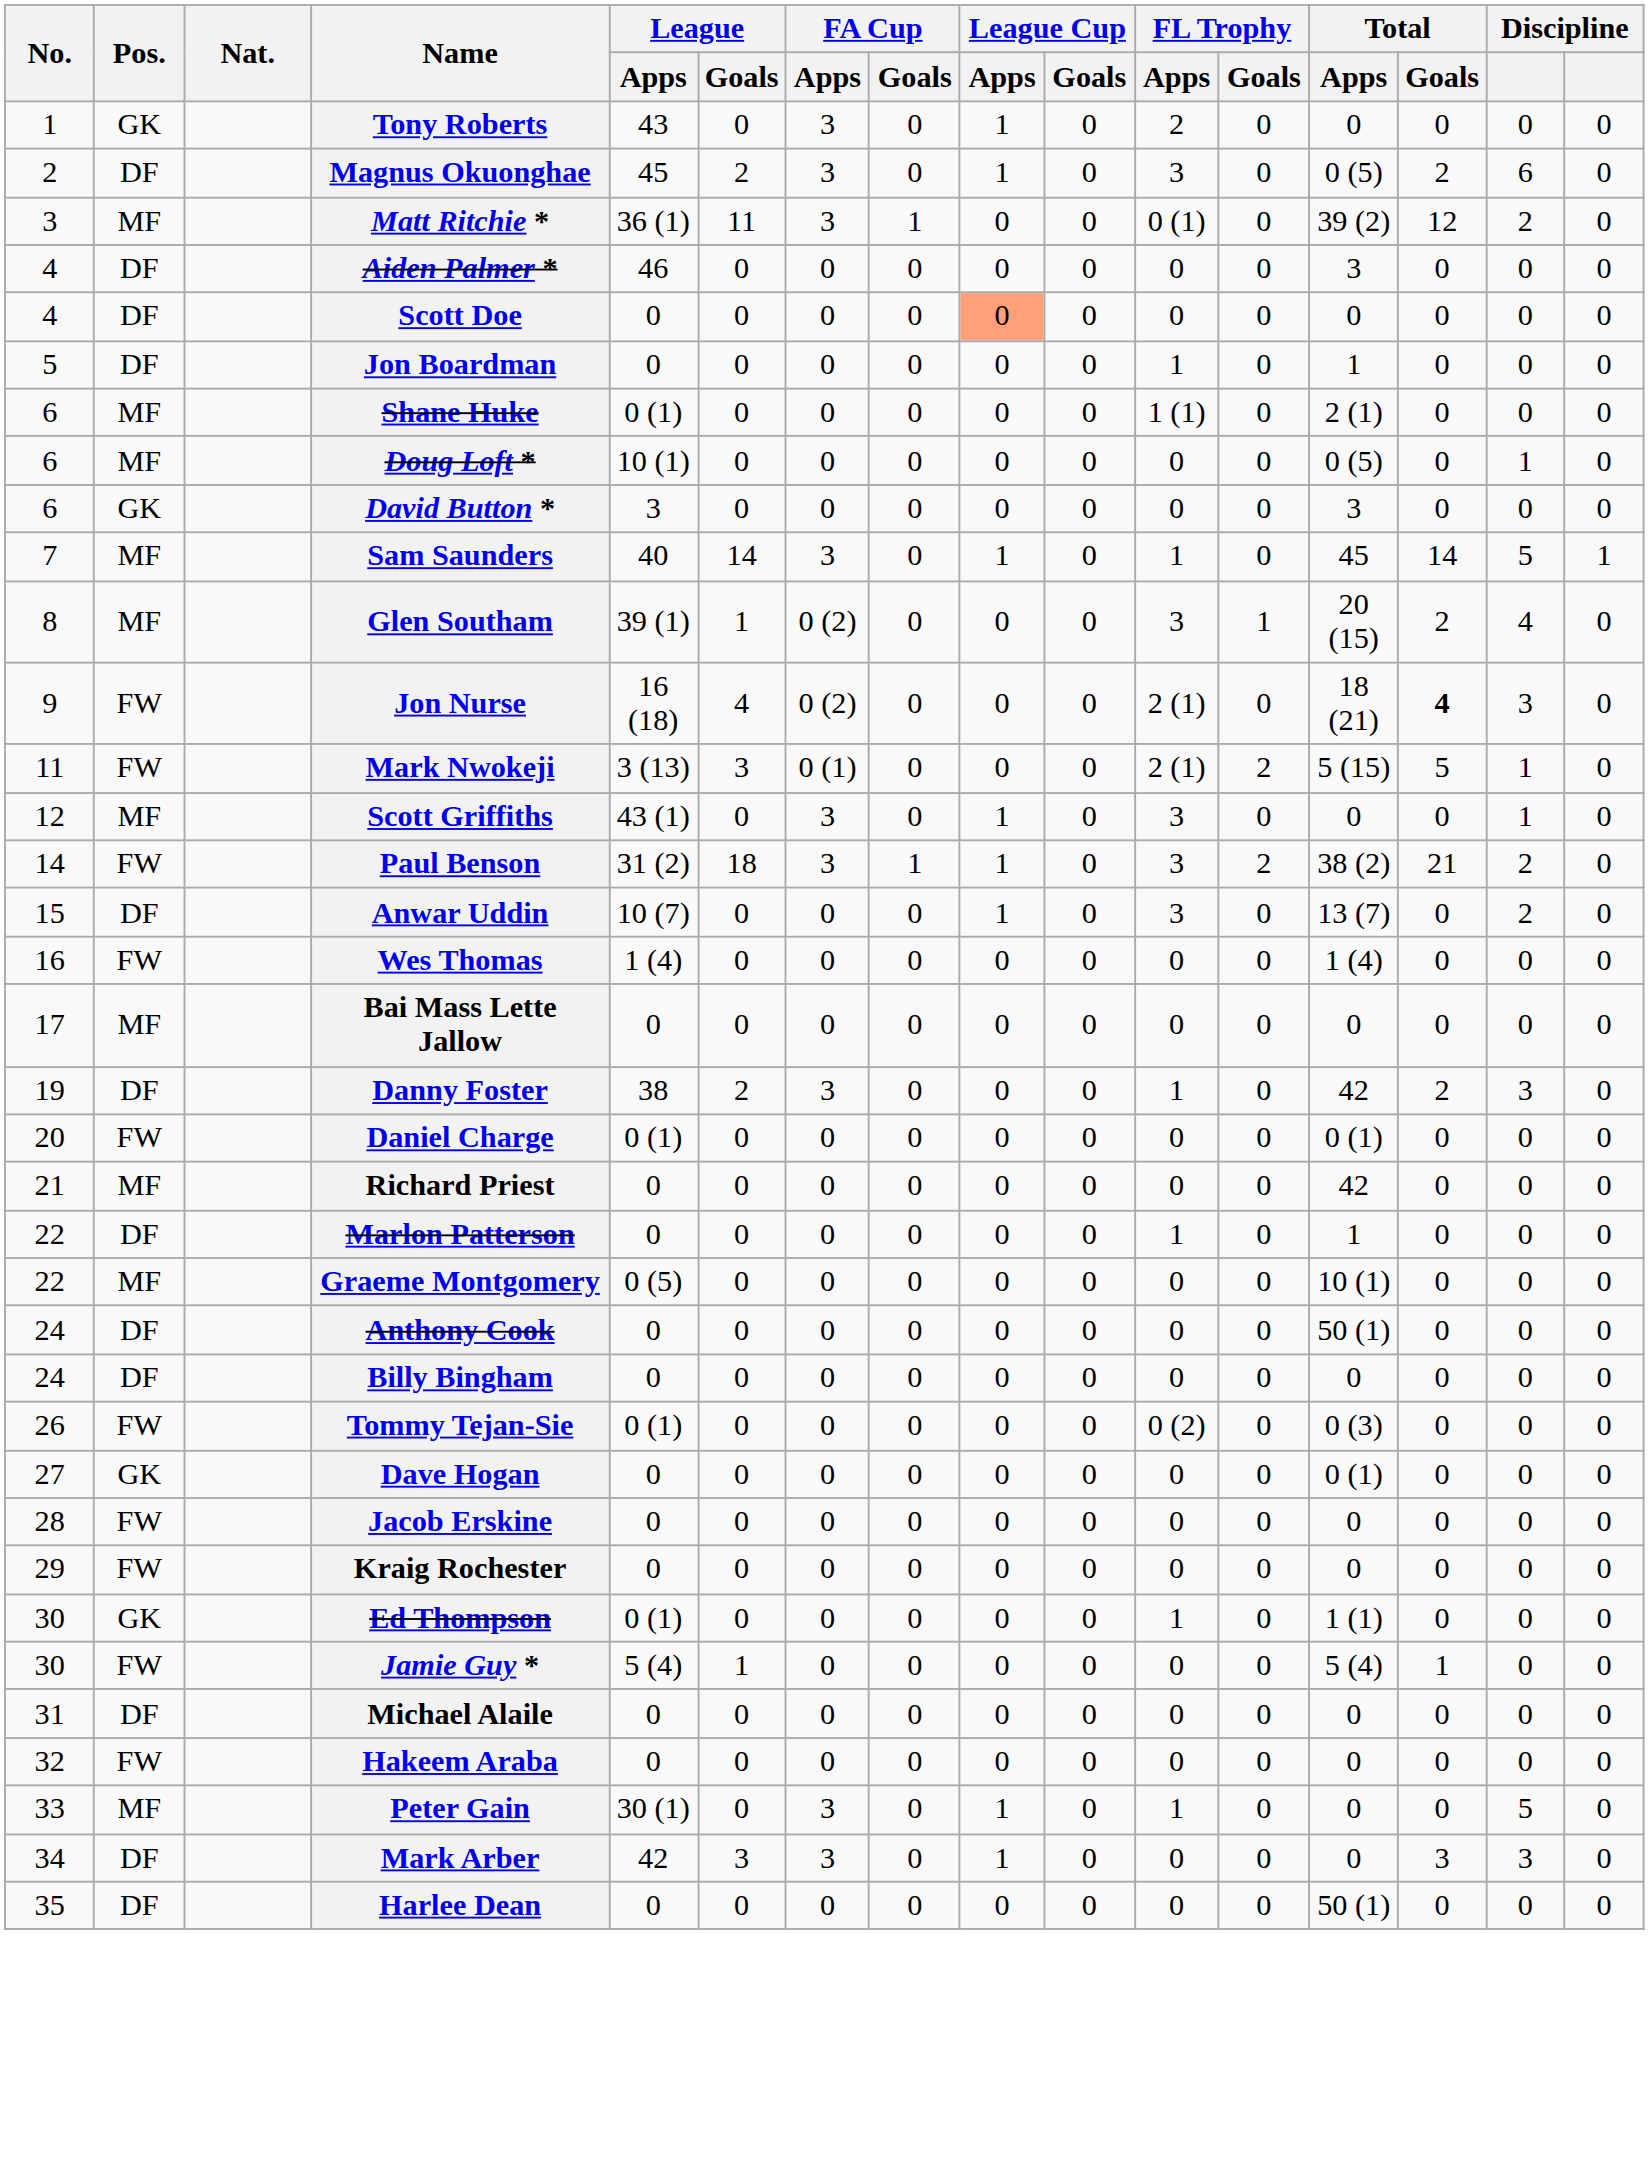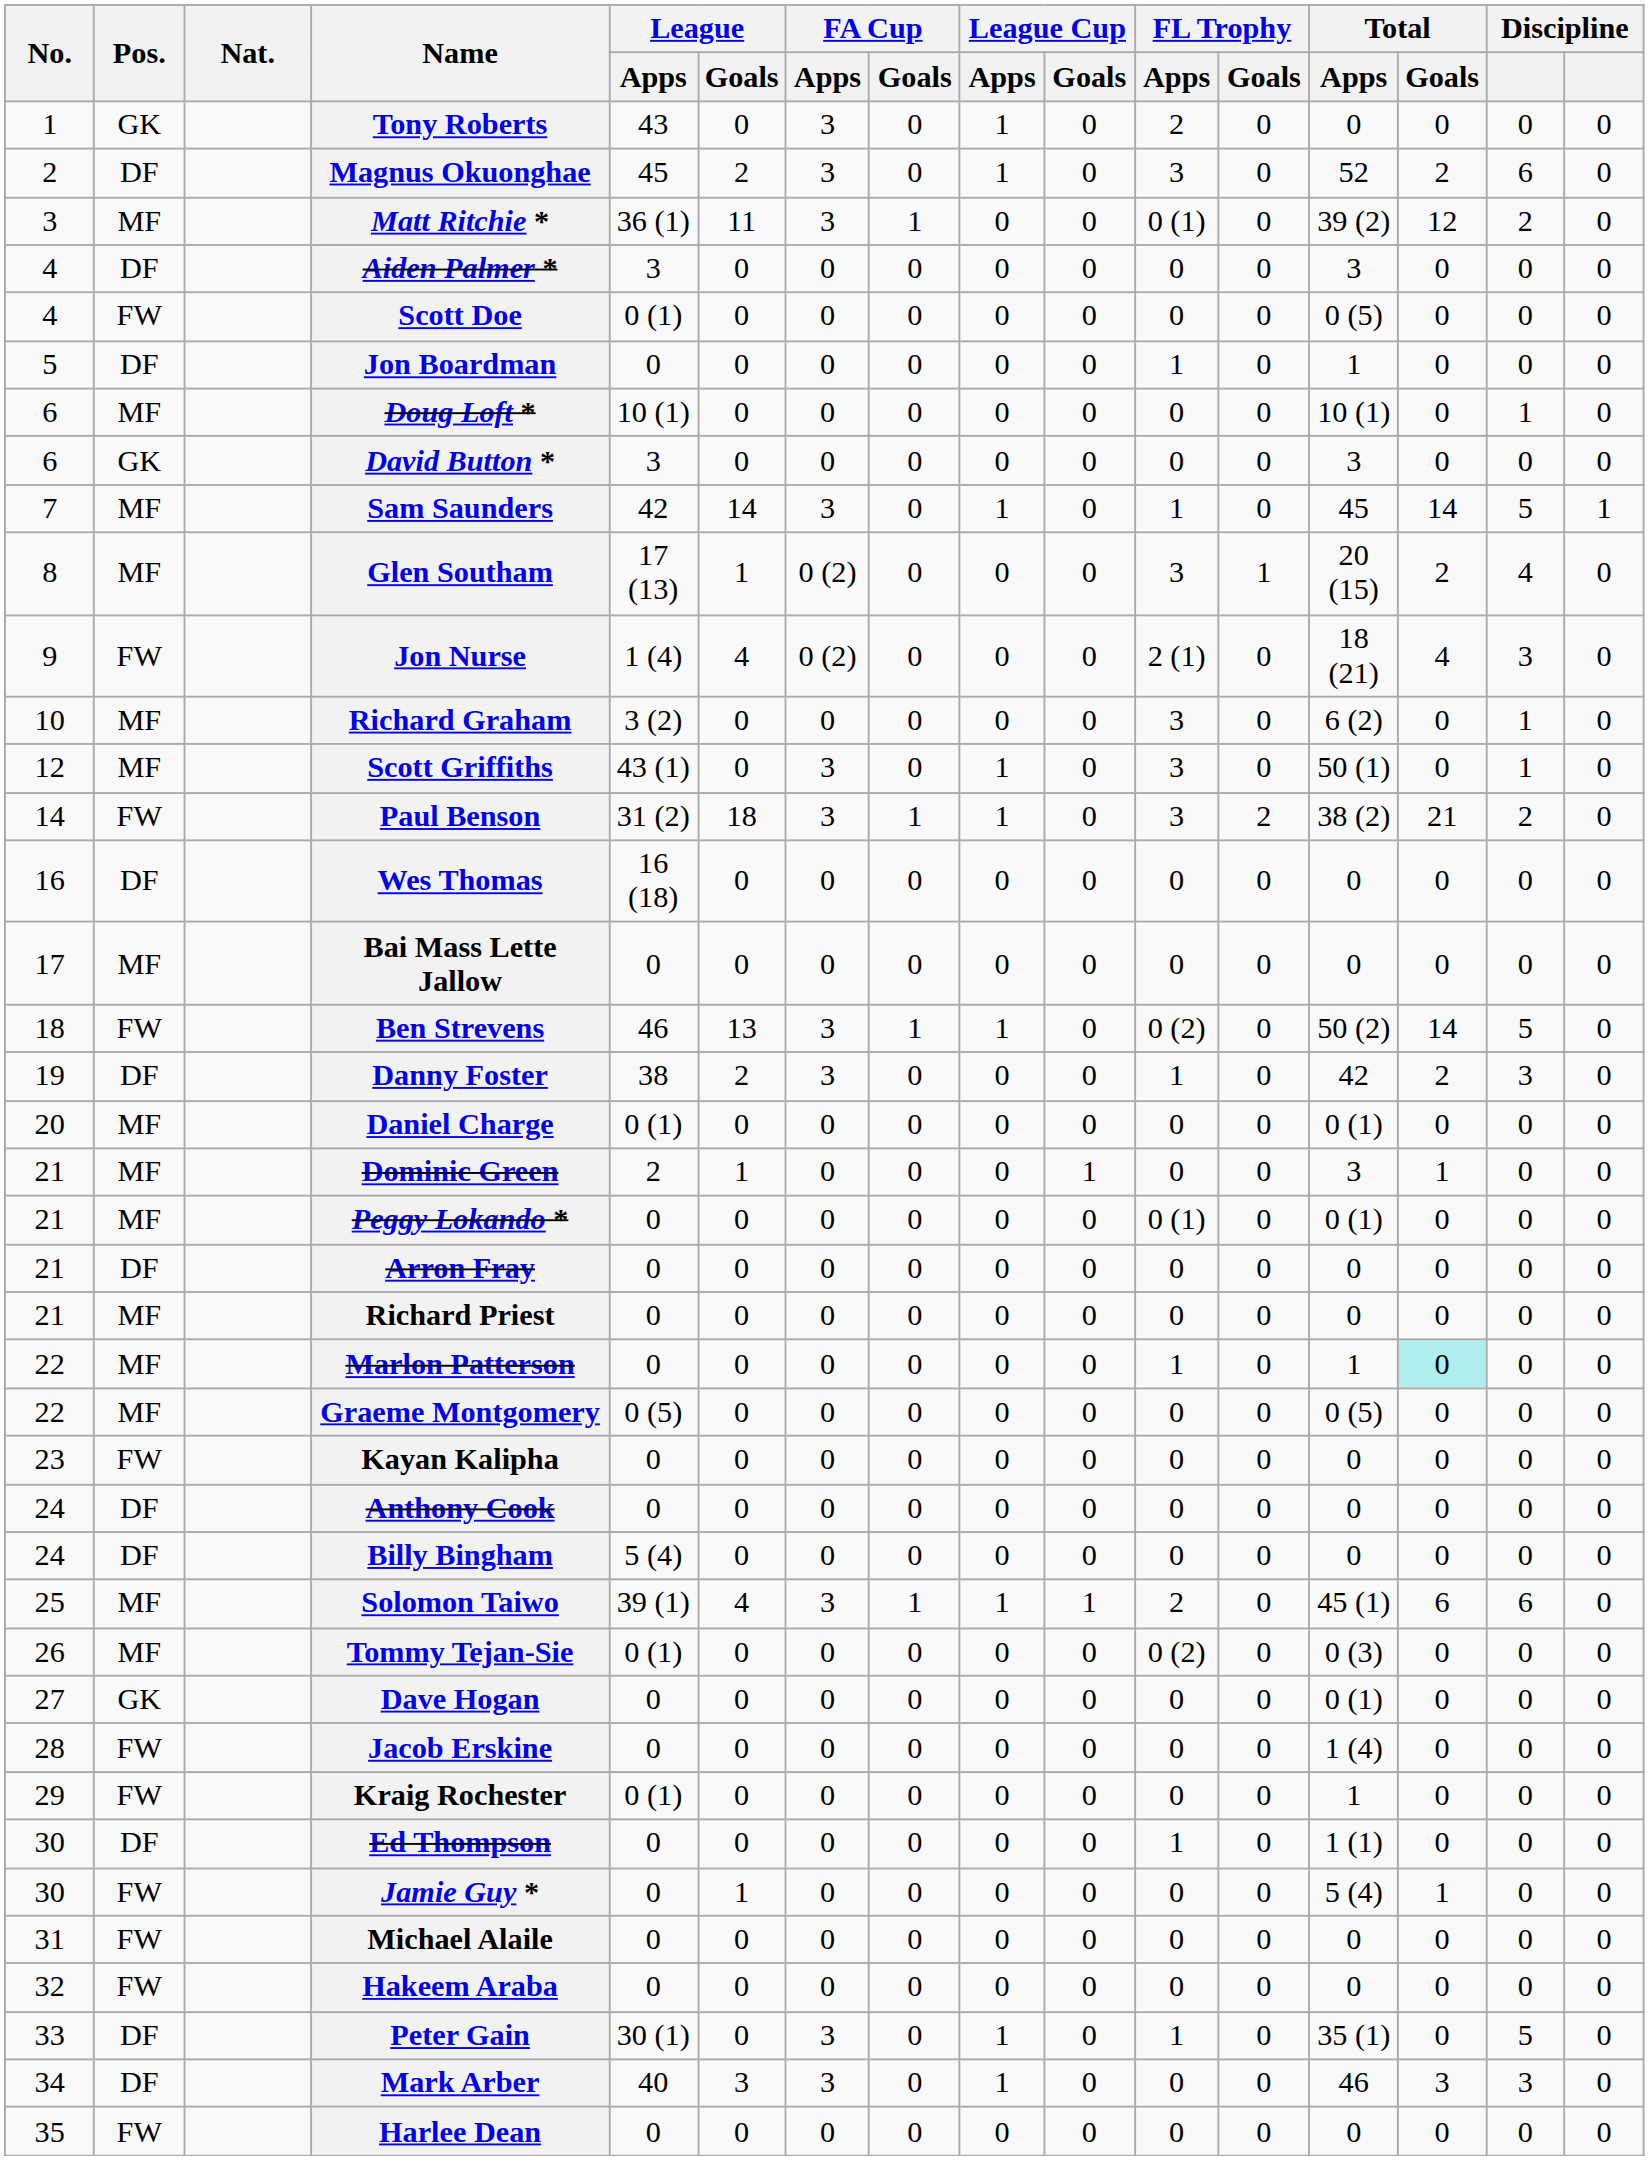(1354, 172) 0 (5) -> (1354, 172) 52
(653, 268) 46 -> (653, 268) 3
(139, 316) DF -> (139, 316) FW
(653, 316) 0 -> (653, 316) 0 (1)
(1002, 316) lightsalmon background -> (1002, 316) no background
(1354, 316) 0 -> (1354, 316) 0 (5)
- row: (460, 412)
(1354, 460) 0 (5) -> (1354, 412) 10 (1)
(653, 556) 40 -> (653, 508) 42
(653, 620) 39 (1) -> (653, 573) 17 (13)
(653, 702) 16 (18) -> (653, 655) 1 (4)
(1442, 702) bold -> (1442, 655) normal
+ row: (460, 719)
- row: (460, 767)
(1354, 815) 0 -> (1354, 767) 50 (1)
- row: (460, 911)
(139, 959) FW -> (139, 880) DF
(653, 959) 1 (4) -> (653, 880) 16 (18)
(1354, 959) 1 (4) -> (1354, 880) 0
+ row: (460, 1027)
(139, 1137) FW -> (139, 1123) MF
+ row: (460, 1171)
+ row: (460, 1219)
+ row: (460, 1267)
(1354, 1185) 42 -> (1354, 1315) 0
(139, 1233) DF -> (139, 1363) MF
(1442, 1233) no background -> (1442, 1363) paleturquoise background
(1354, 1281) 10 (1) -> (1354, 1411) 0 (5)
+ row: (460, 1459)
(1354, 1329) 50 (1) -> (1354, 1507) 0
(653, 1377) 0 -> (653, 1555) 5 (4)
+ row: (460, 1603)
(139, 1425) FW -> (139, 1651) MF
(1354, 1521) 0 -> (1354, 1747) 1 (4)
(653, 1569) 0 -> (653, 1795) 0 (1)
(1354, 1569) 0 -> (1354, 1795) 1
(139, 1617) GK -> (139, 1843) DF
(653, 1617) 0 (1) -> (653, 1843) 0
(653, 1665) 5 (4) -> (653, 1891) 0
(139, 1713) DF -> (139, 1939) FW
(139, 1809) MF -> (139, 2034) DF
(1354, 1809) 0 -> (1354, 2034) 35 (1)
(653, 1857) 42 -> (653, 2082) 40
(1354, 1857) 0 -> (1354, 2082) 46
(139, 1905) DF -> (139, 2130) FW
(1354, 1905) 50 (1) -> (1354, 2130) 0
